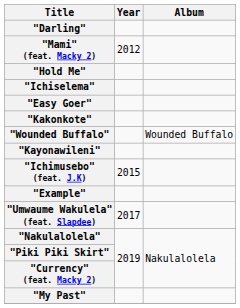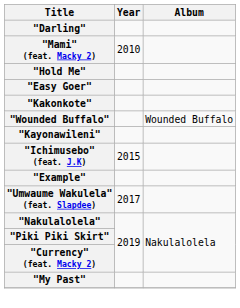(129, 50) 2012 -> (129, 50) 2010
- row: (60, 87)
